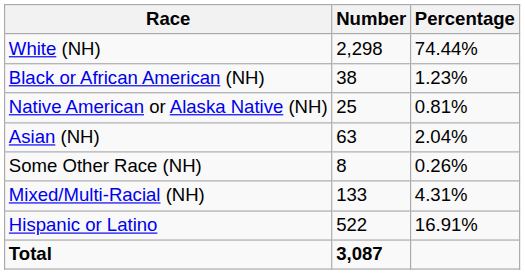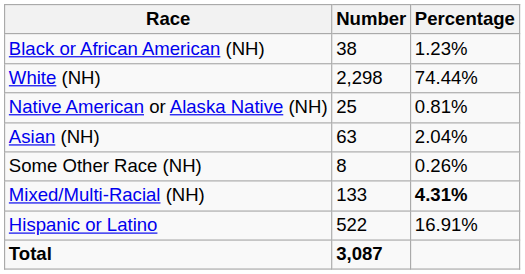rows swapped: (55, 48) <-> (137, 78)
(441, 195) normal -> (441, 195) bold
